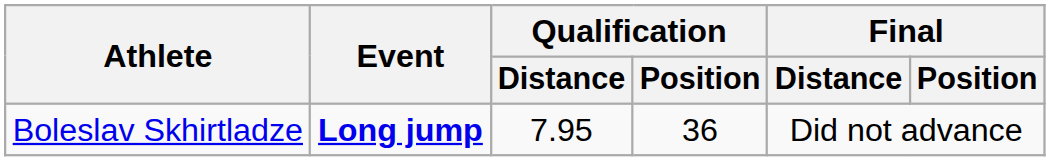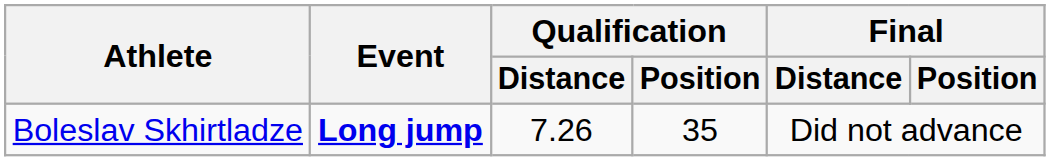(561, 130) 7.95 -> (561, 130) 7.26
(700, 130) 36 -> (700, 130) 35
